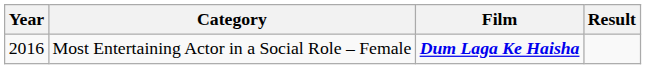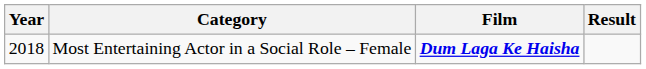(26, 48) 2016 -> (26, 48) 2018
